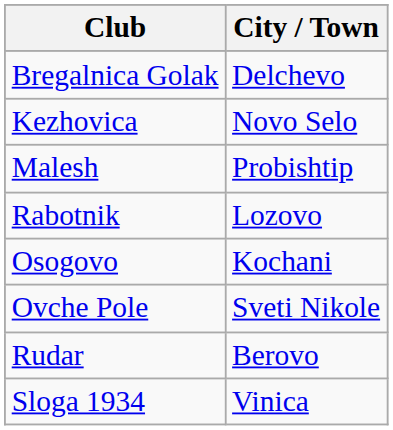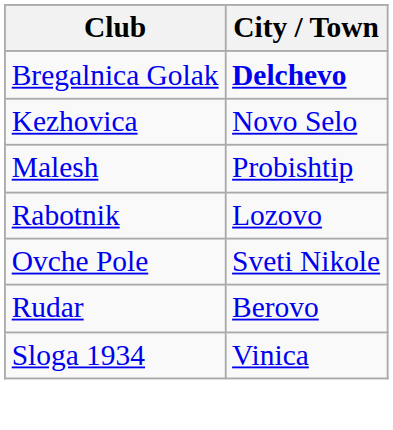(289, 74) normal -> (289, 74) bold
- row: (65, 261)
